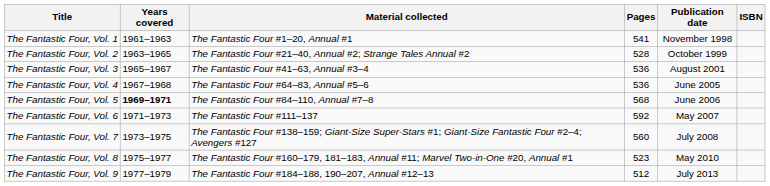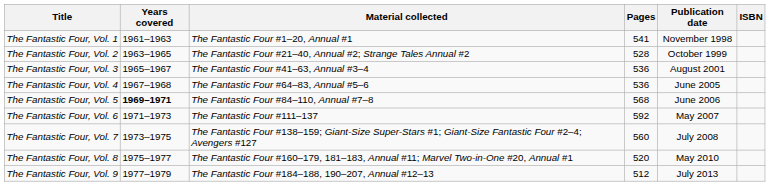(641, 158) 523 -> (641, 158) 520
